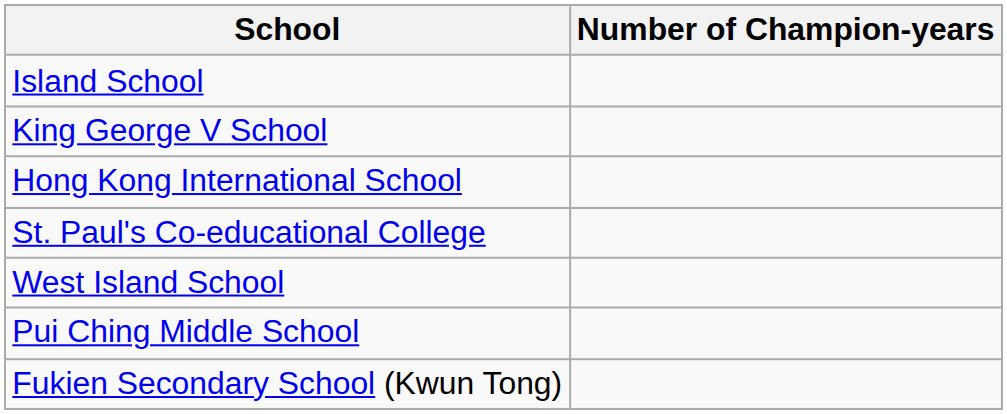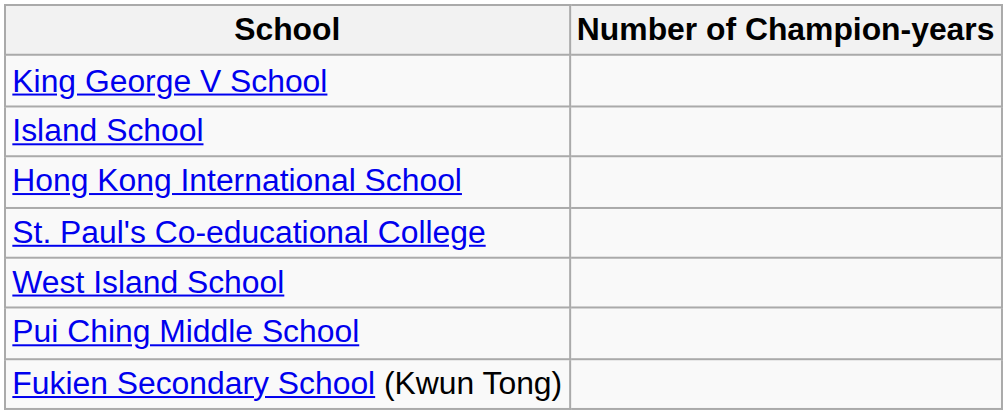rows swapped: (170, 130) <-> (108, 80)
